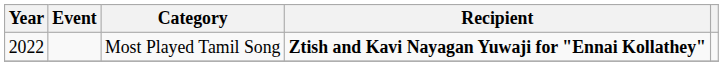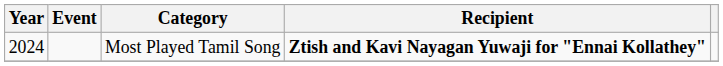(26, 46) 2022 -> (26, 46) 2024
